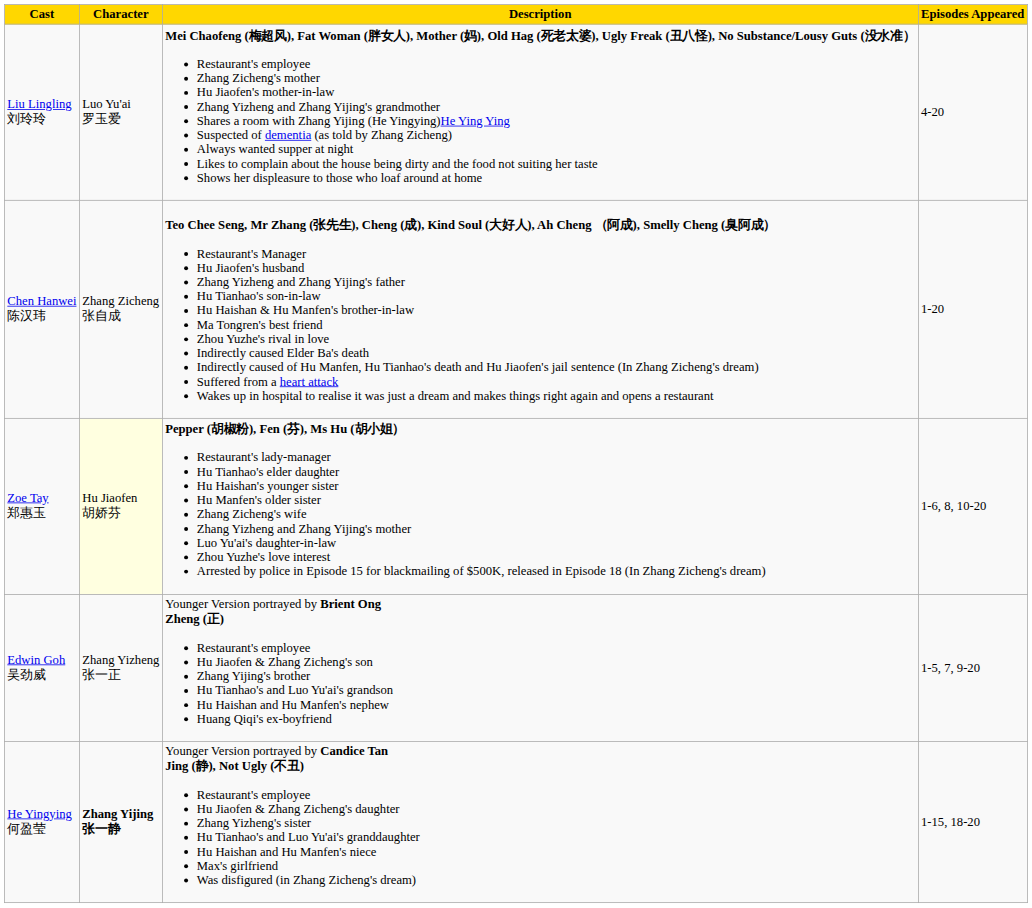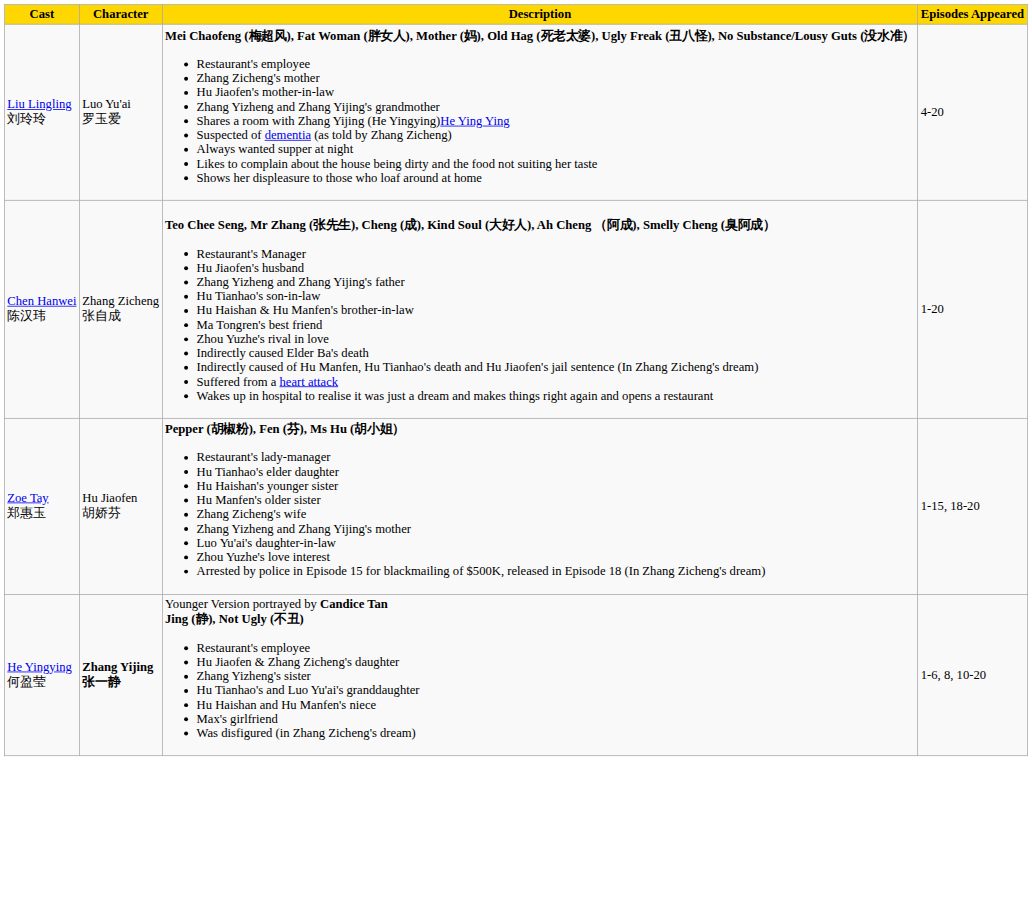(110, 505) lightyellow background -> (110, 505) no background
(954, 506) 1-6, 8, 10-20 -> (950, 506) 1-15, 18-20
- row: (36, 667)
(950, 822) 1-15, 18-20 -> (953, 674) 1-6, 8, 10-20
